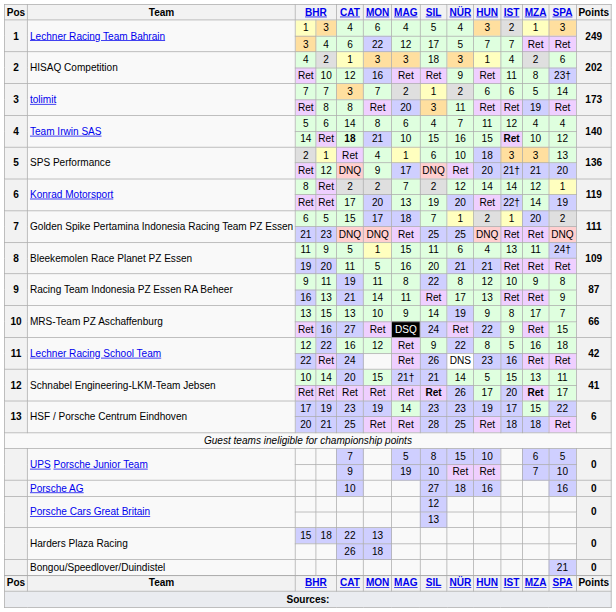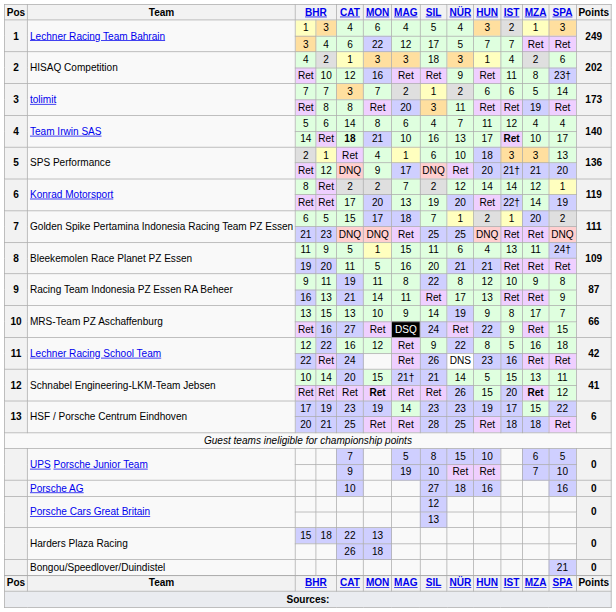(434, 139) 15 -> (434, 139) 16
(460, 139) 16 -> (460, 139) 13
(487, 139) 15 -> (487, 139) 17
(562, 139) 12 -> (562, 139) 17
(378, 393) normal -> (378, 393) bold
(434, 393) bold -> (434, 393) normal
(487, 393) 17 -> (487, 393) 15
(562, 393) 17 -> (562, 393) 12
